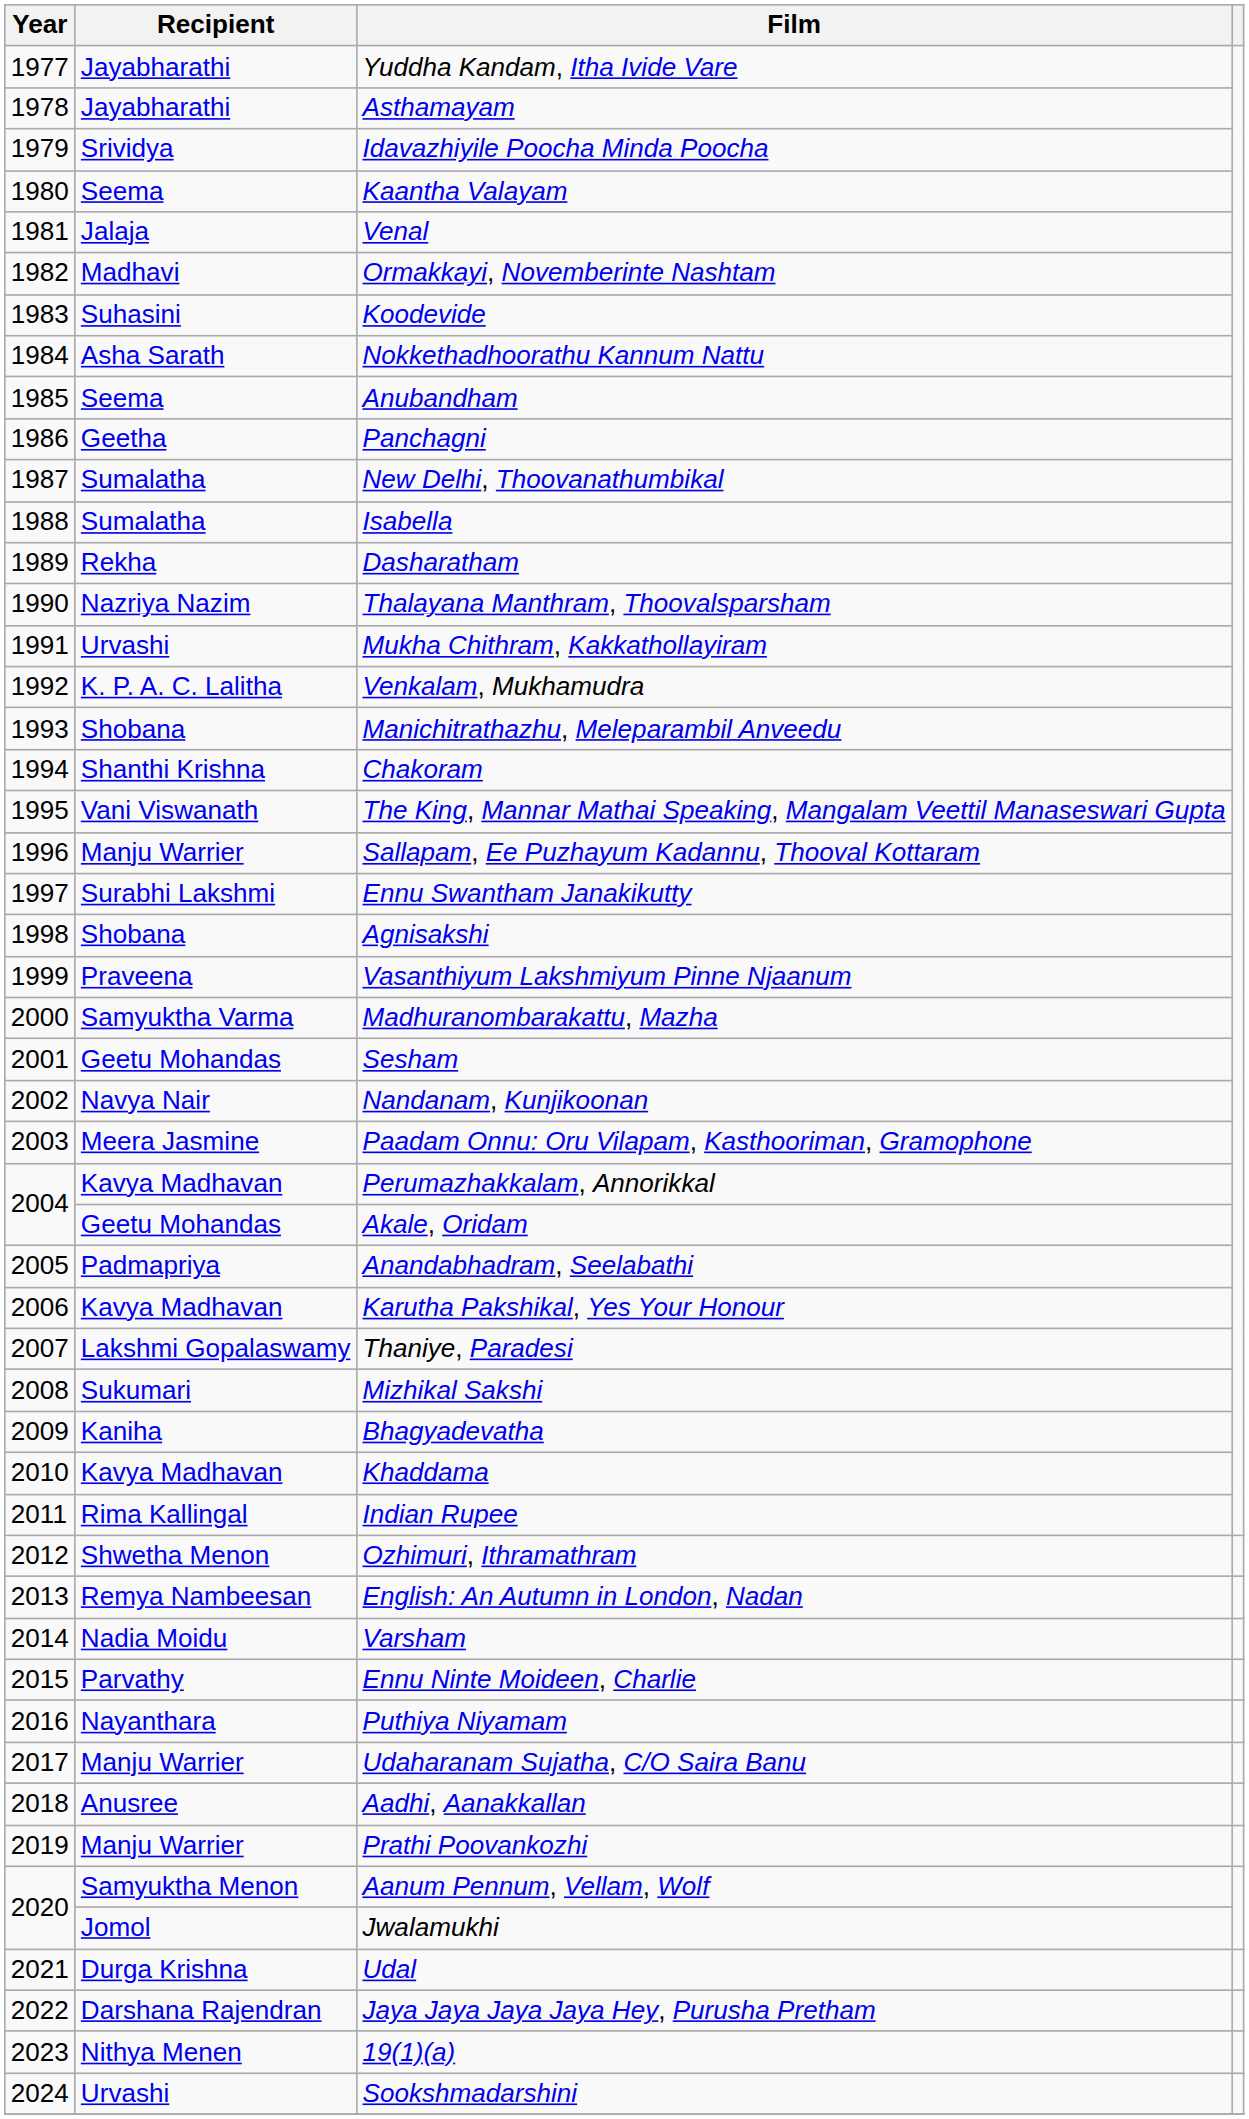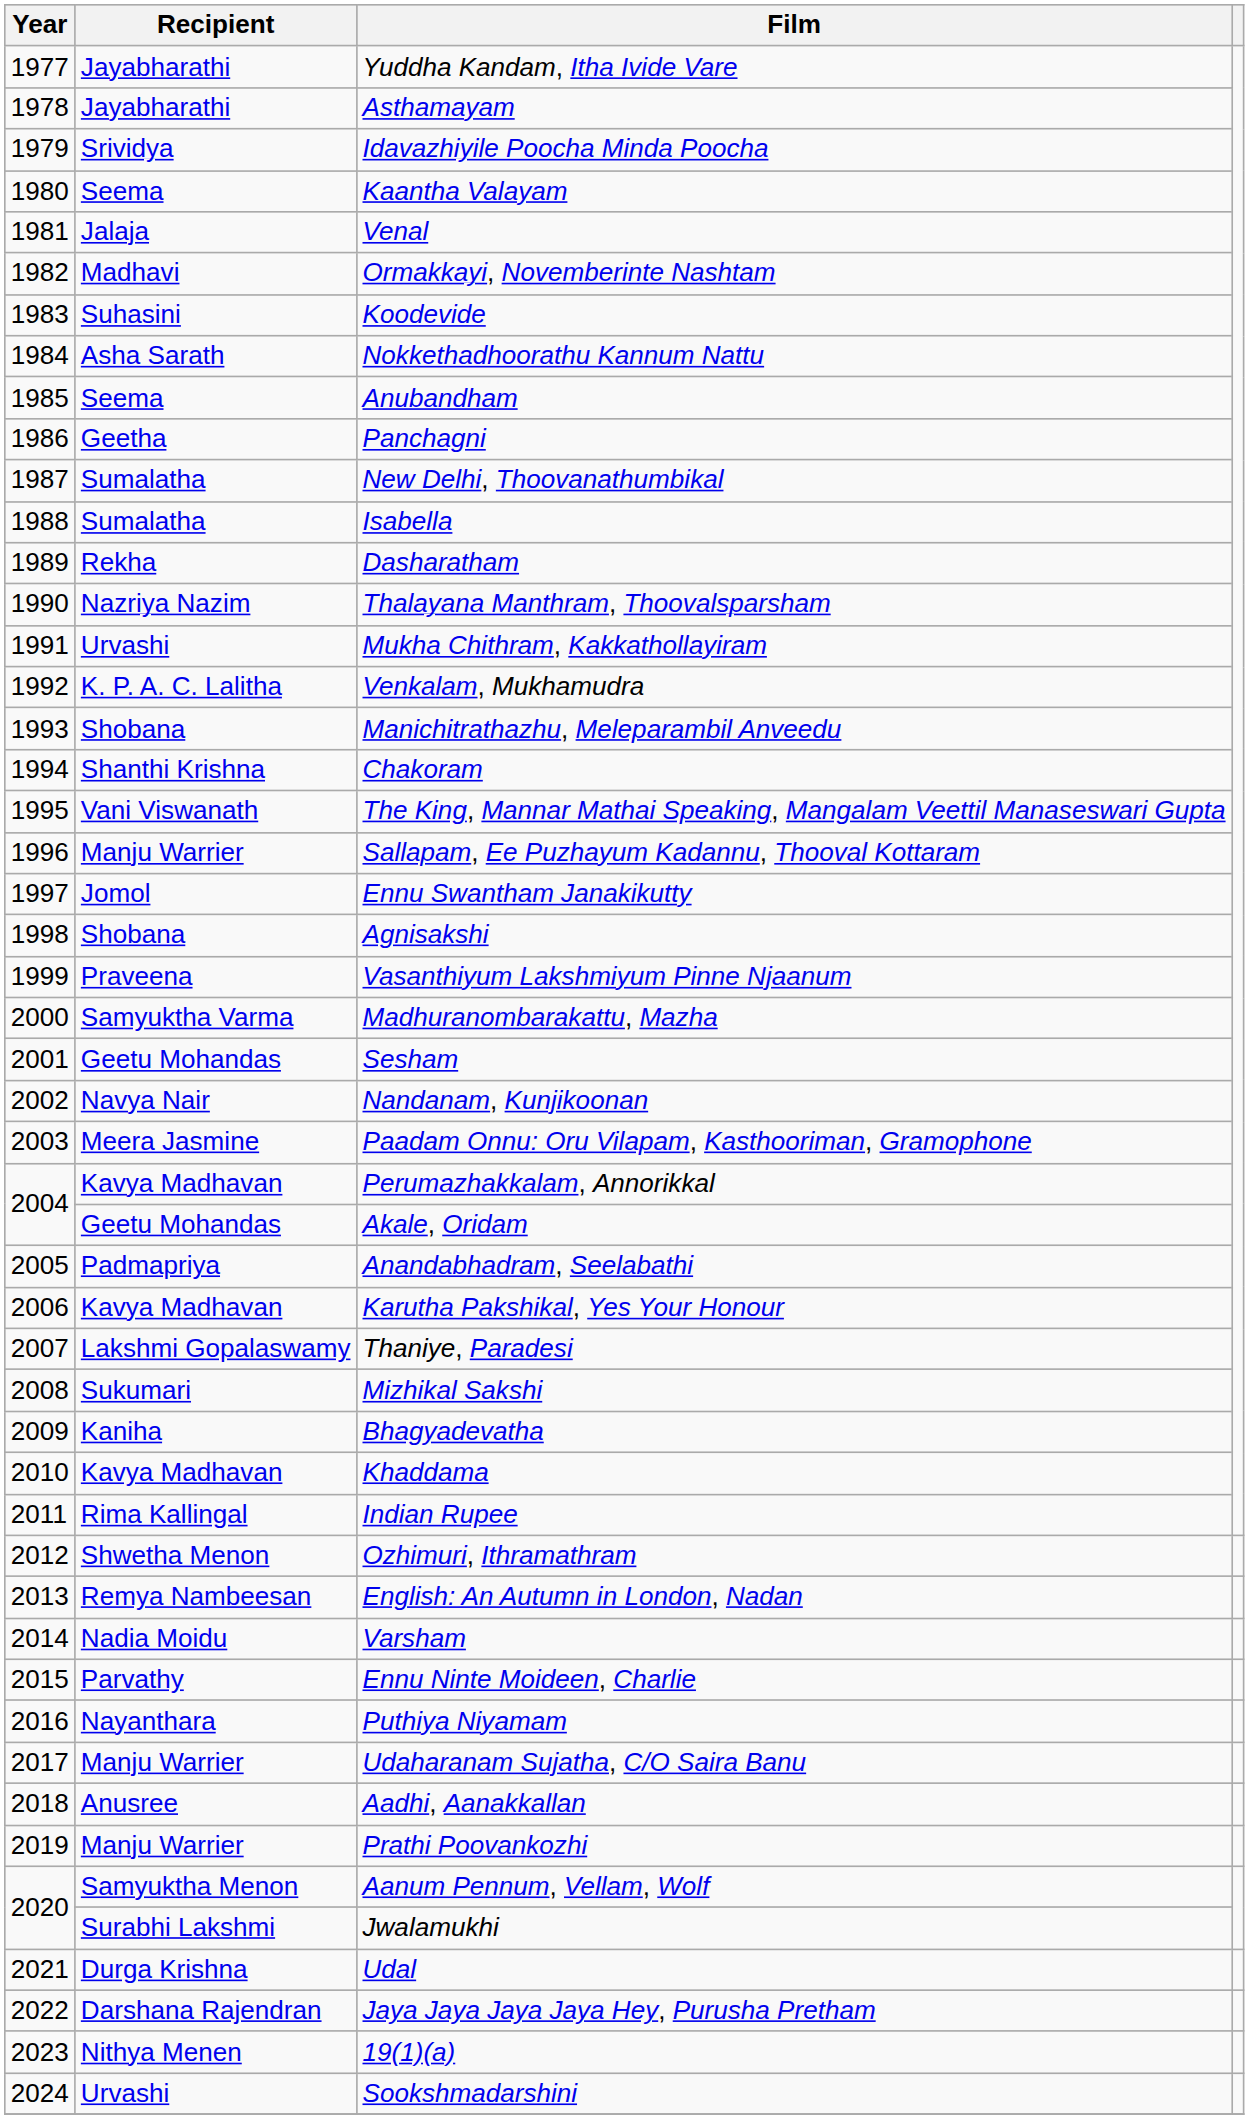(178, 893) Surabhi Lakshmi -> (116, 893) Jomol
(116, 1927) Jomol -> (178, 1927) Surabhi Lakshmi
